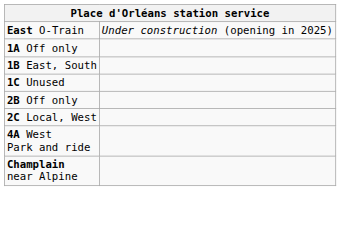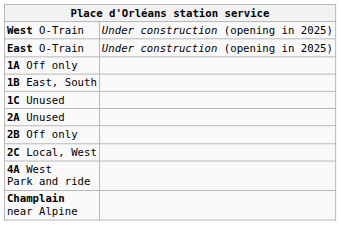+ row: (45, 30)
+ row: (36, 117)
